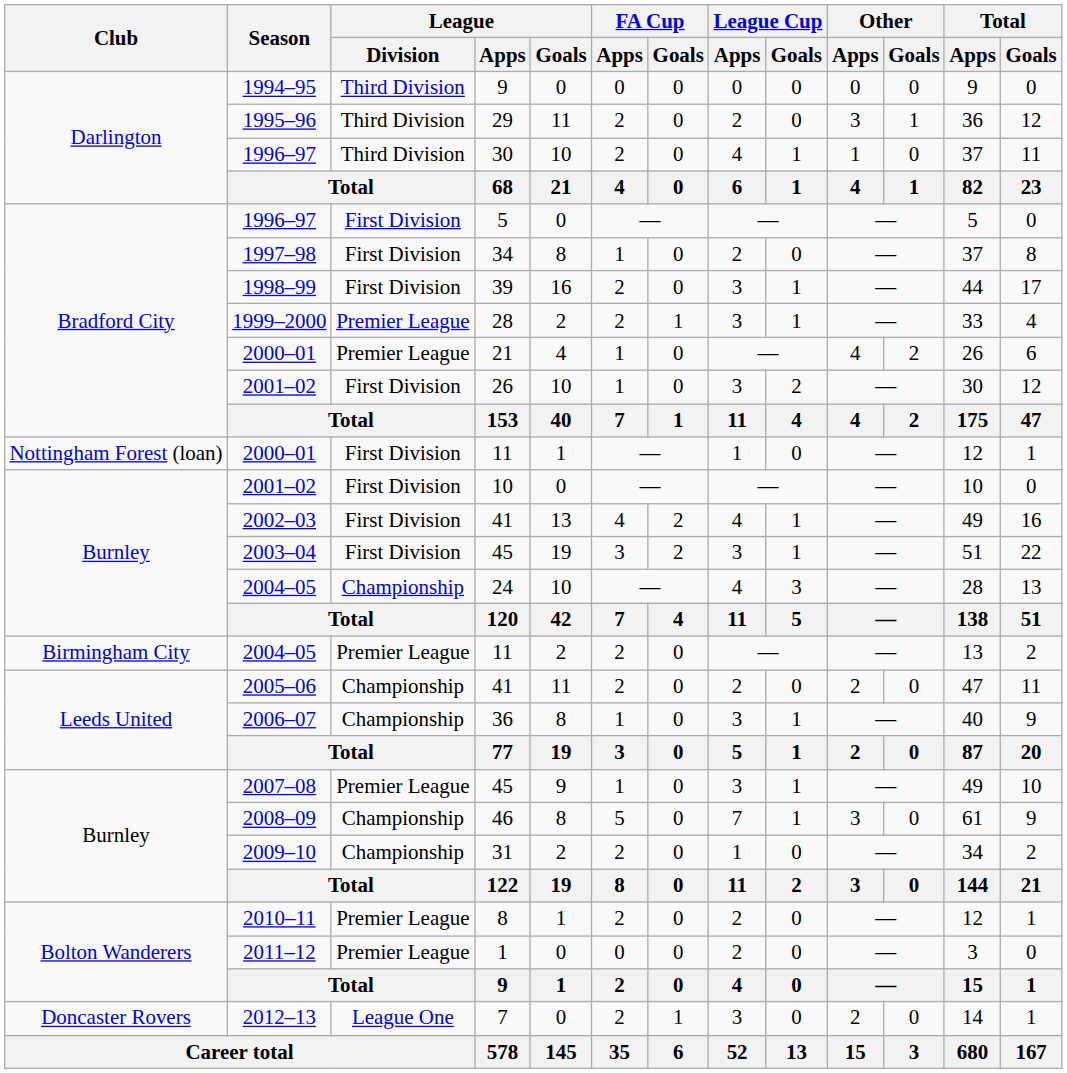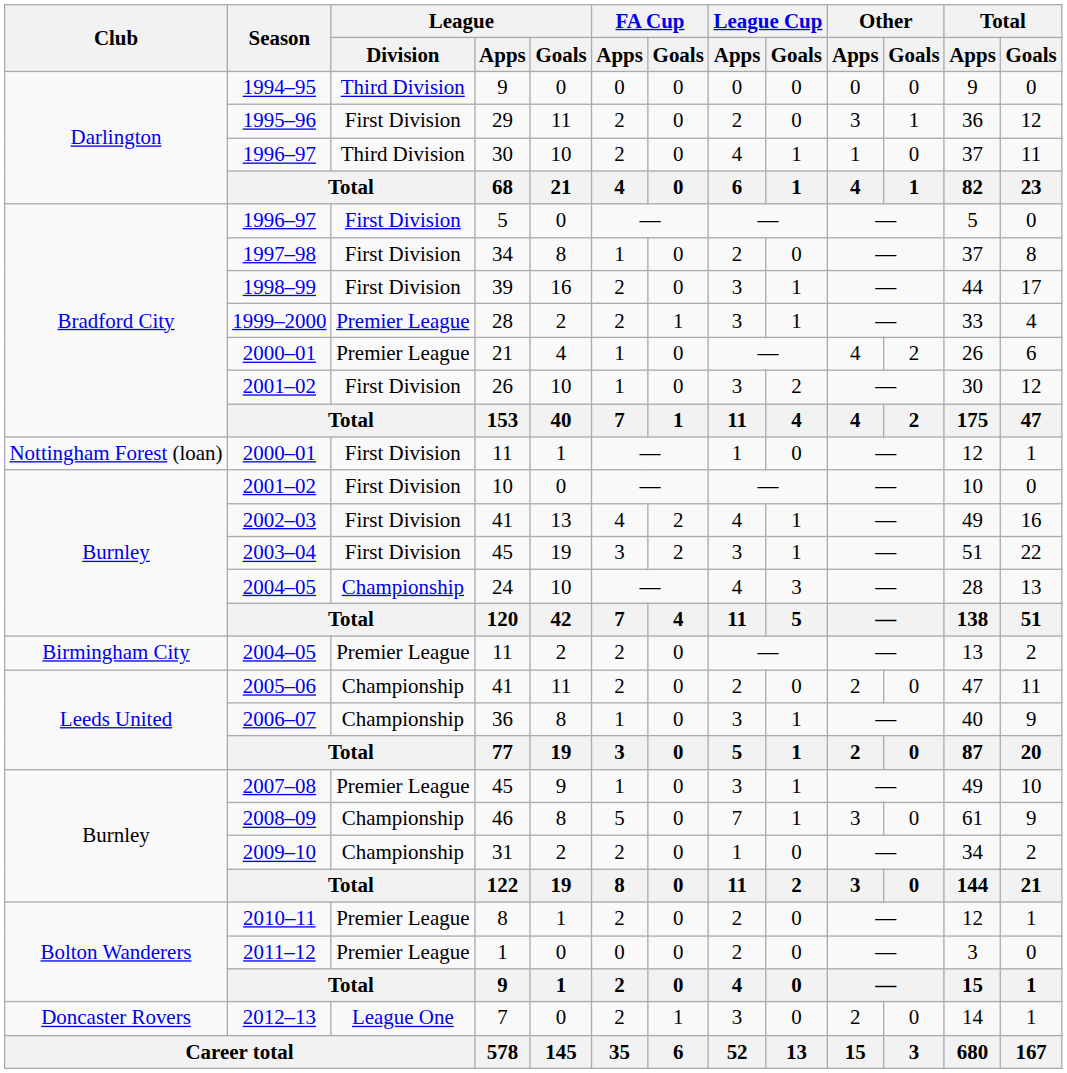(403, 120) Third Division -> (403, 120) First Division
